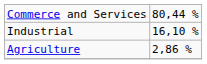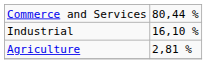(172, 49) 2,86 % -> (172, 49) 2,81 %
